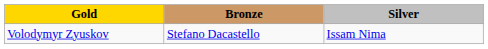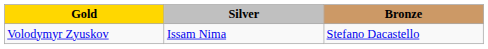columns swapped: (404, 14) <-> (244, 14)
